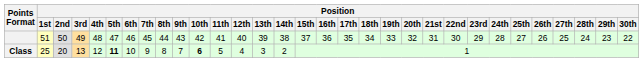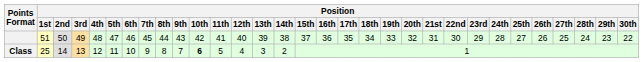(63, 50) 20 -> (63, 50) 14
(114, 50) bold -> (114, 50) normal
